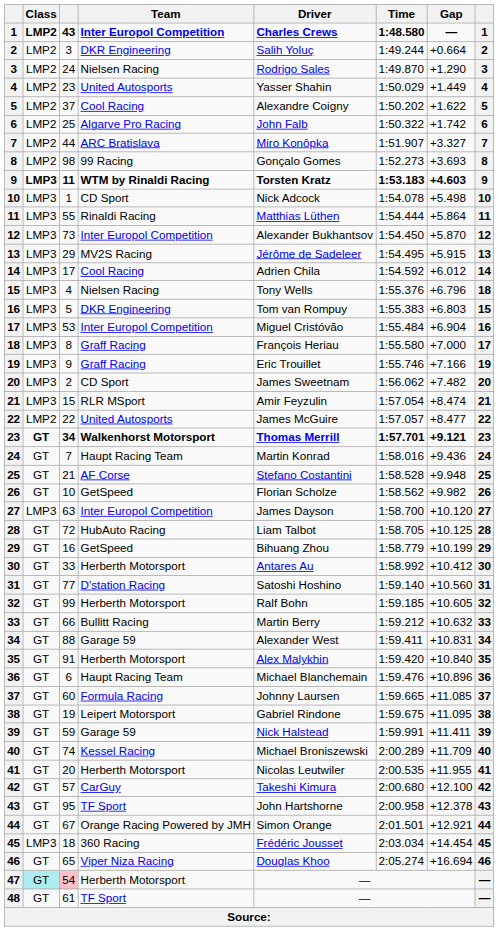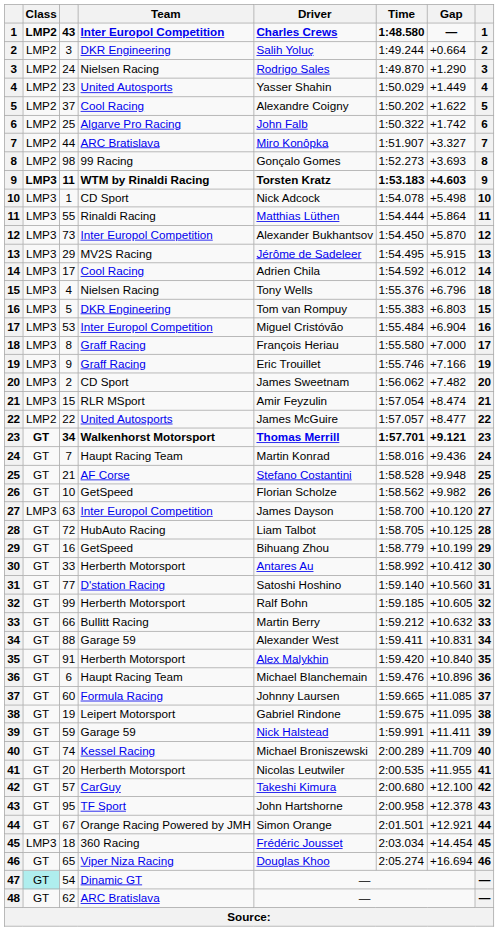(69, 880) pink background -> (69, 880) no background
(133, 880) Herberth Motorsport -> (111, 880) Dinamic GT
(69, 899) 61 -> (69, 899) 62
(103, 899) TF Sport -> (120, 899) ARC Bratislava
